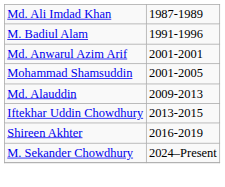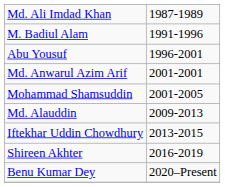+ row: (37, 53)
+ row: (51, 172)
- row: (70, 152)
